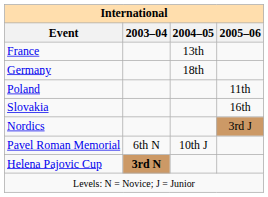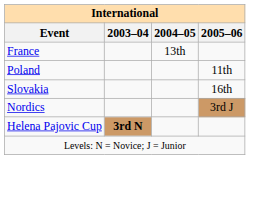- row: (29, 70)
- row: (64, 145)
